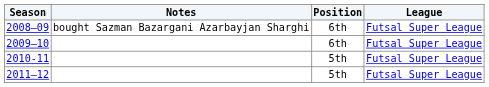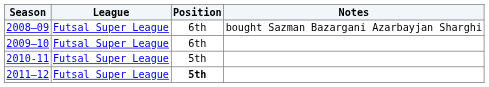columns swapped: (424, 12) <-> (181, 12)
(338, 75) normal -> (197, 75) bold
